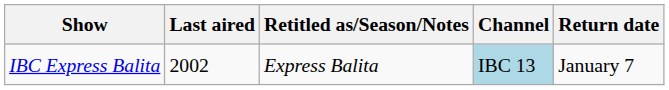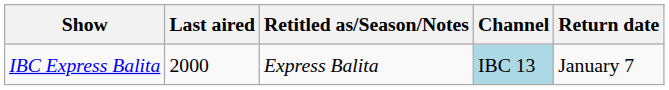(189, 64) 2002 -> (189, 64) 2000
